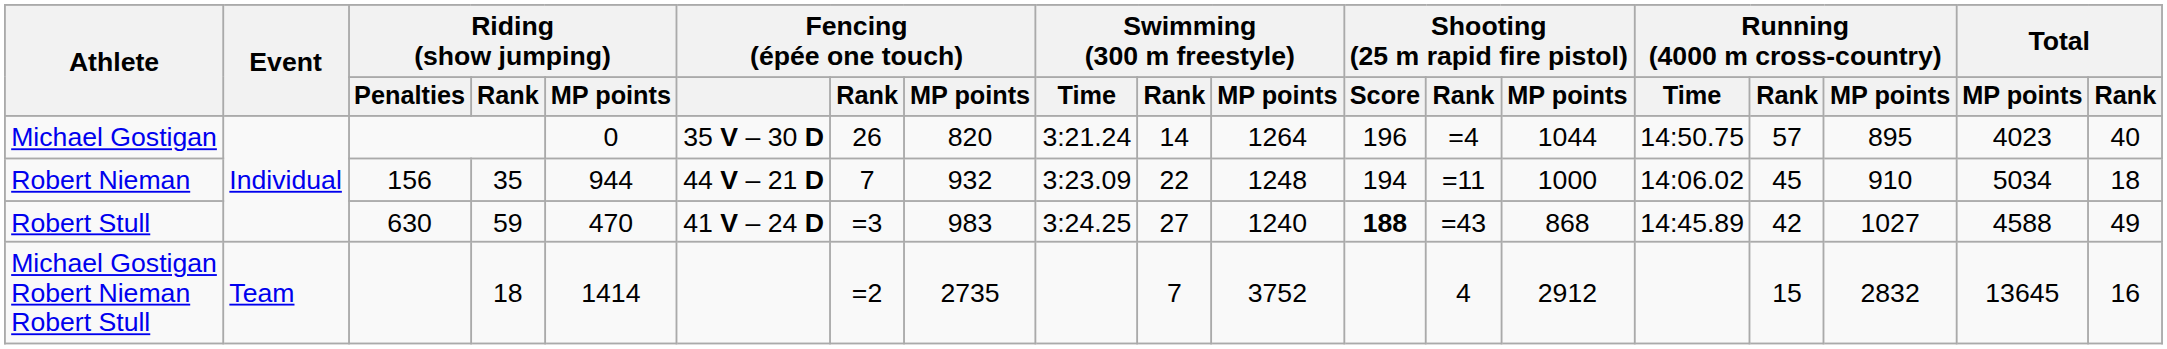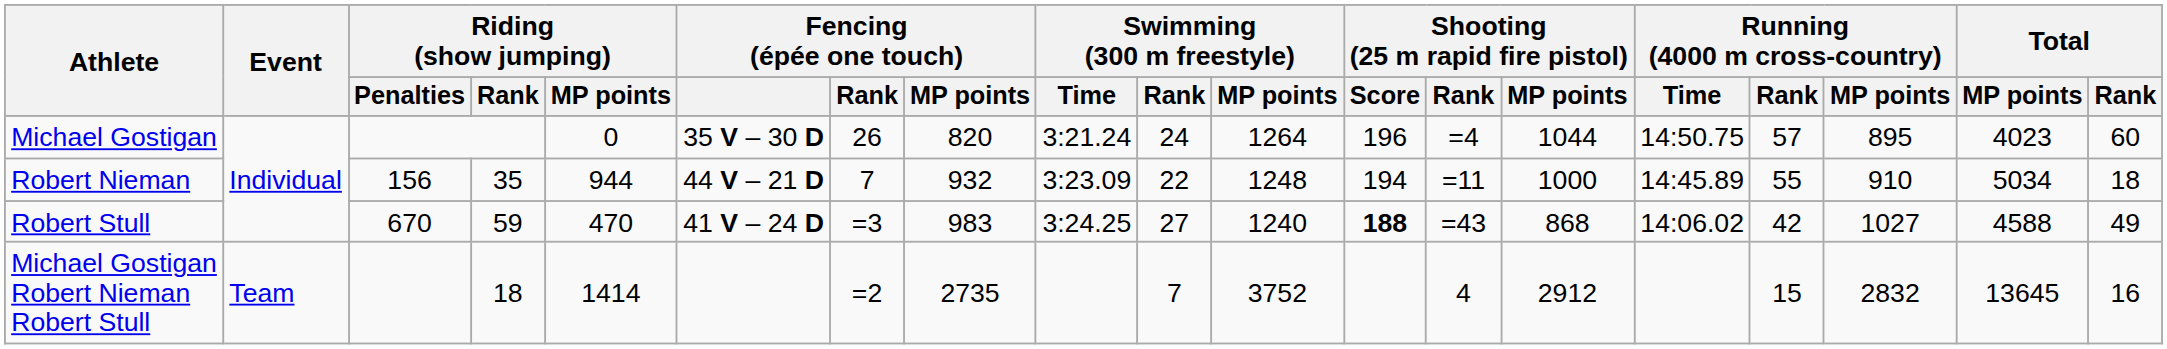(1174, 138) 14 -> (1174, 138) 24
(2125, 138) 40 -> (2125, 138) 60
(1692, 180) 14:06.02 -> (1692, 180) 14:45.89
(1787, 180) 45 -> (1787, 180) 55
(410, 222) 630 -> (410, 222) 670
(1692, 222) 14:45.89 -> (1692, 222) 14:06.02
